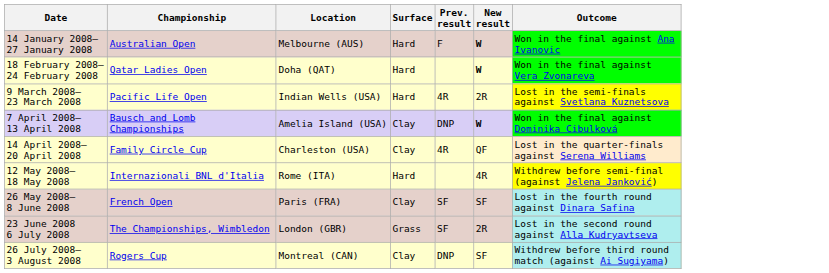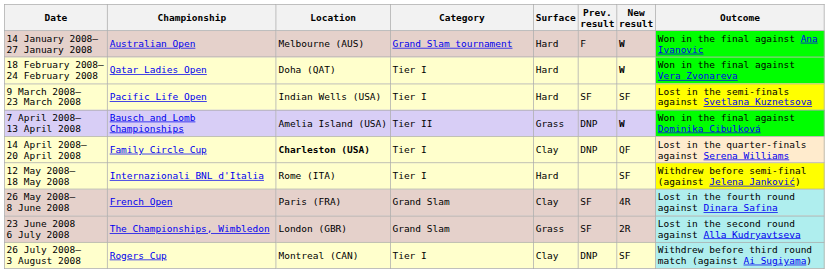+ column: (462, 18)
(443, 97) 4R -> (586, 97) SF
(481, 97) 2R -> (625, 97) SF
(404, 123) Clay -> (550, 123) Grass
(324, 150) normal -> (324, 150) bold
(443, 150) 4R -> (589, 150) DNP
(481, 176) 4R -> (625, 176) SF
(481, 202) SF -> (625, 202) 4R
